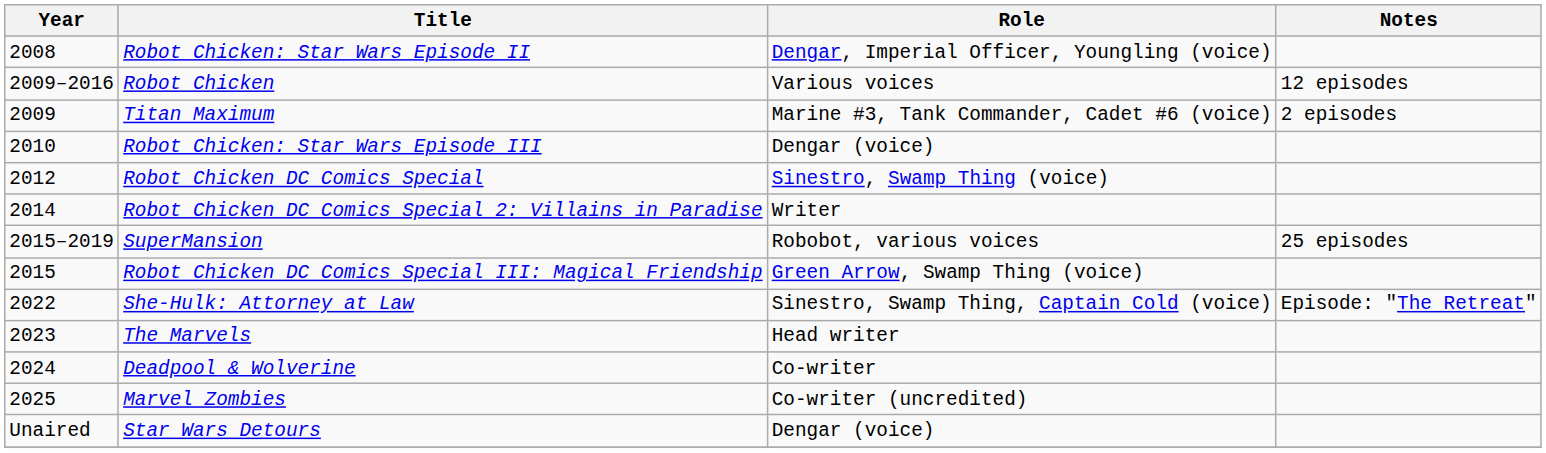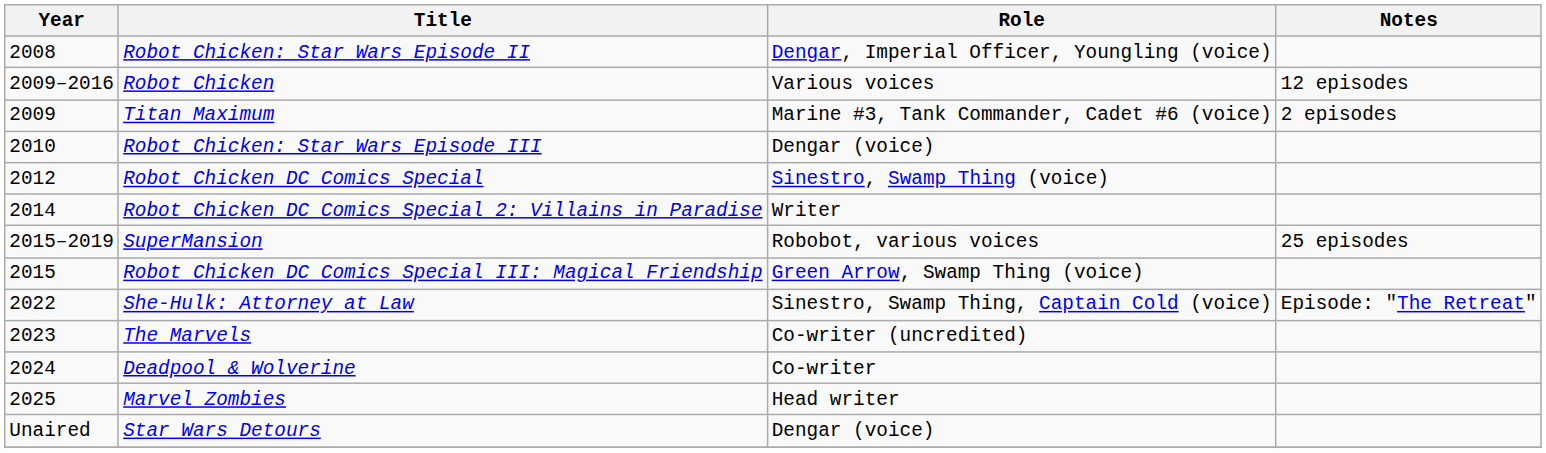(836, 336) Head writer -> (900, 336) Co-writer (uncredited)
(900, 399) Co-writer (uncredited) -> (836, 399) Head writer
